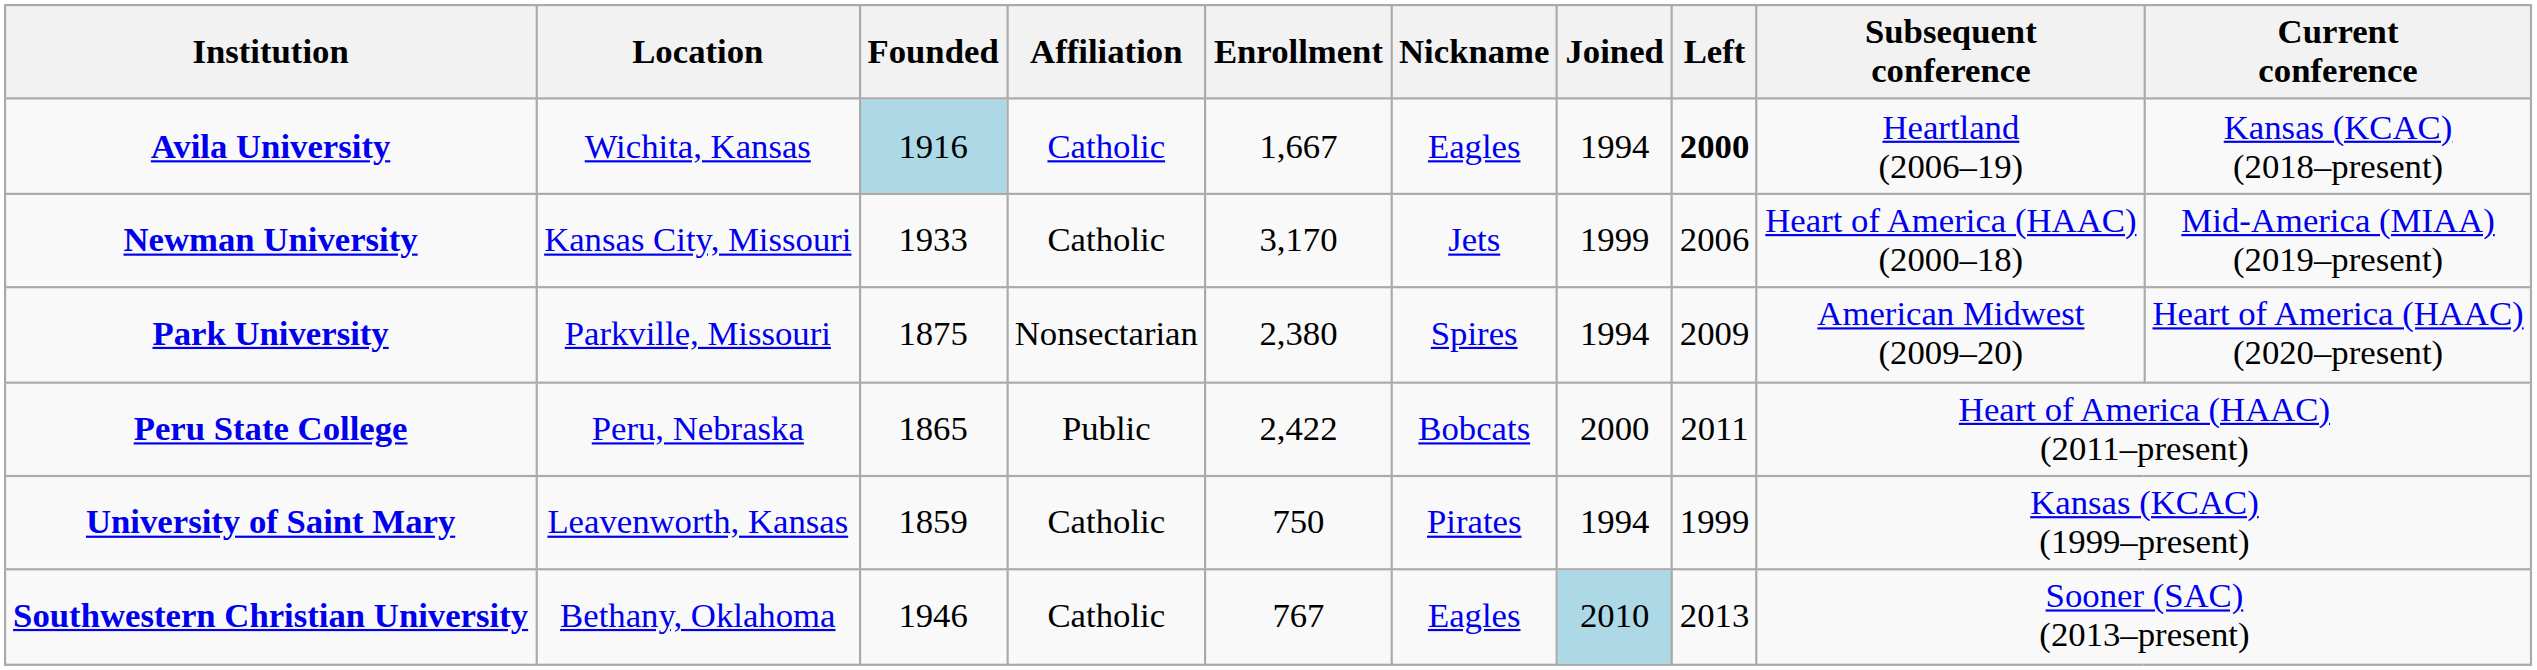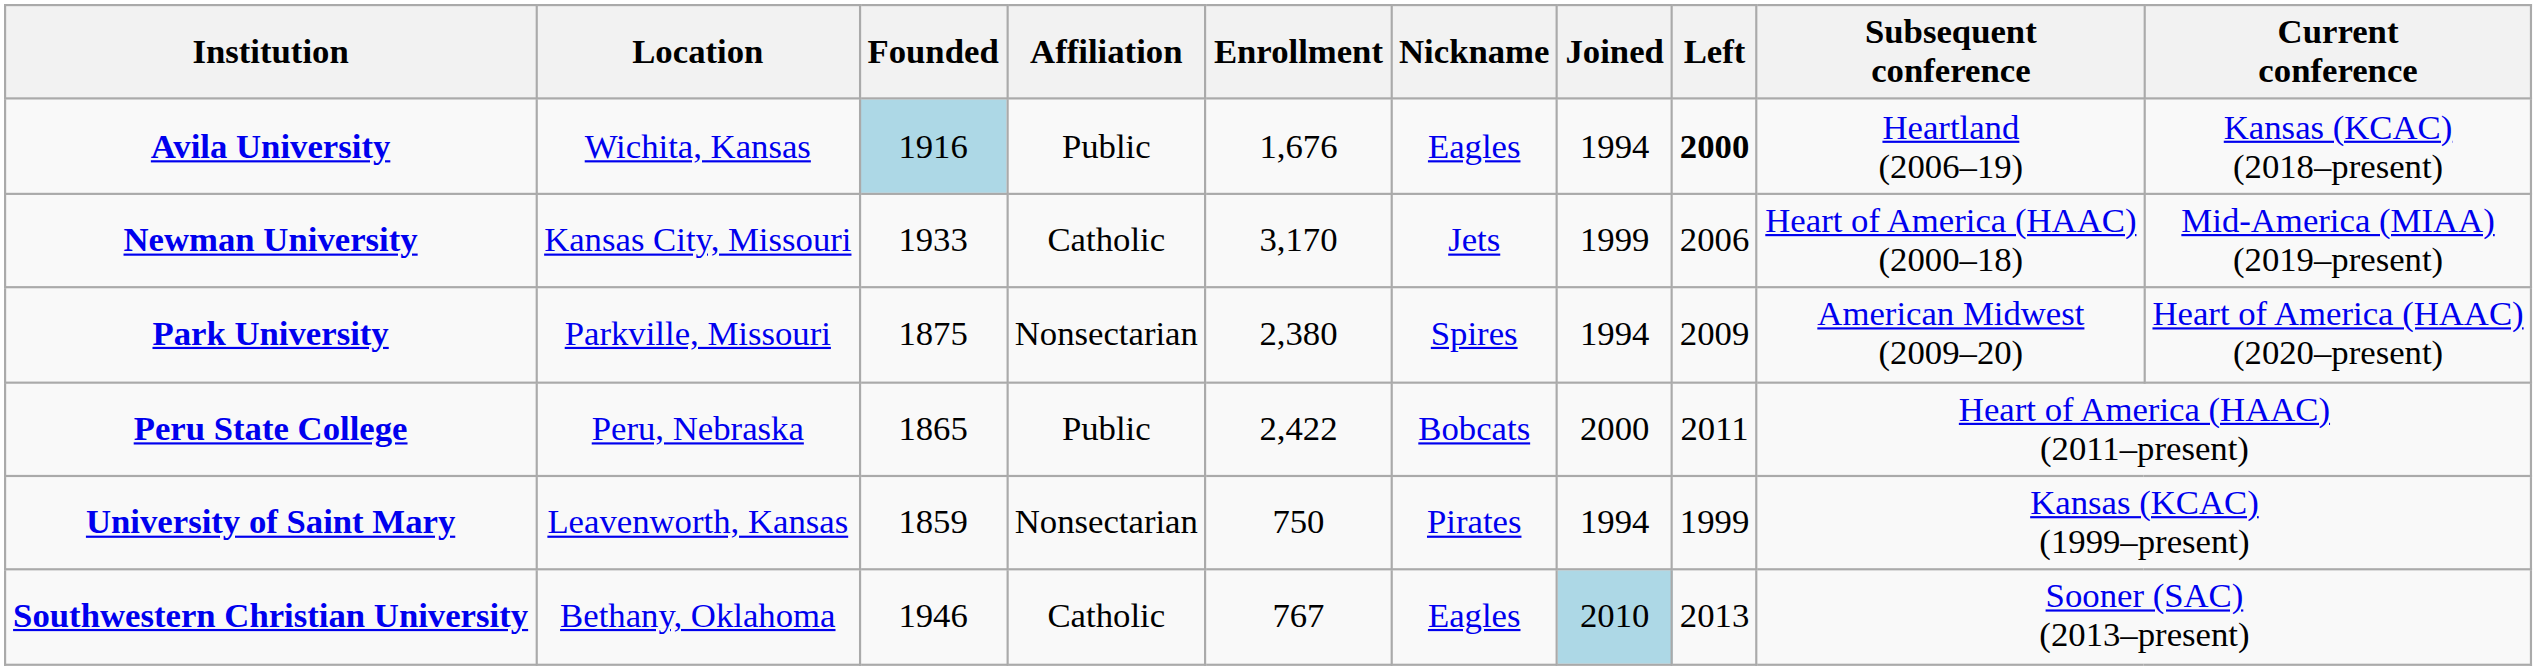(1106, 145) Catholic -> (1106, 145) Public
(1298, 145) 1,667 -> (1298, 145) 1,676
(1106, 522) Catholic -> (1106, 522) Nonsectarian
